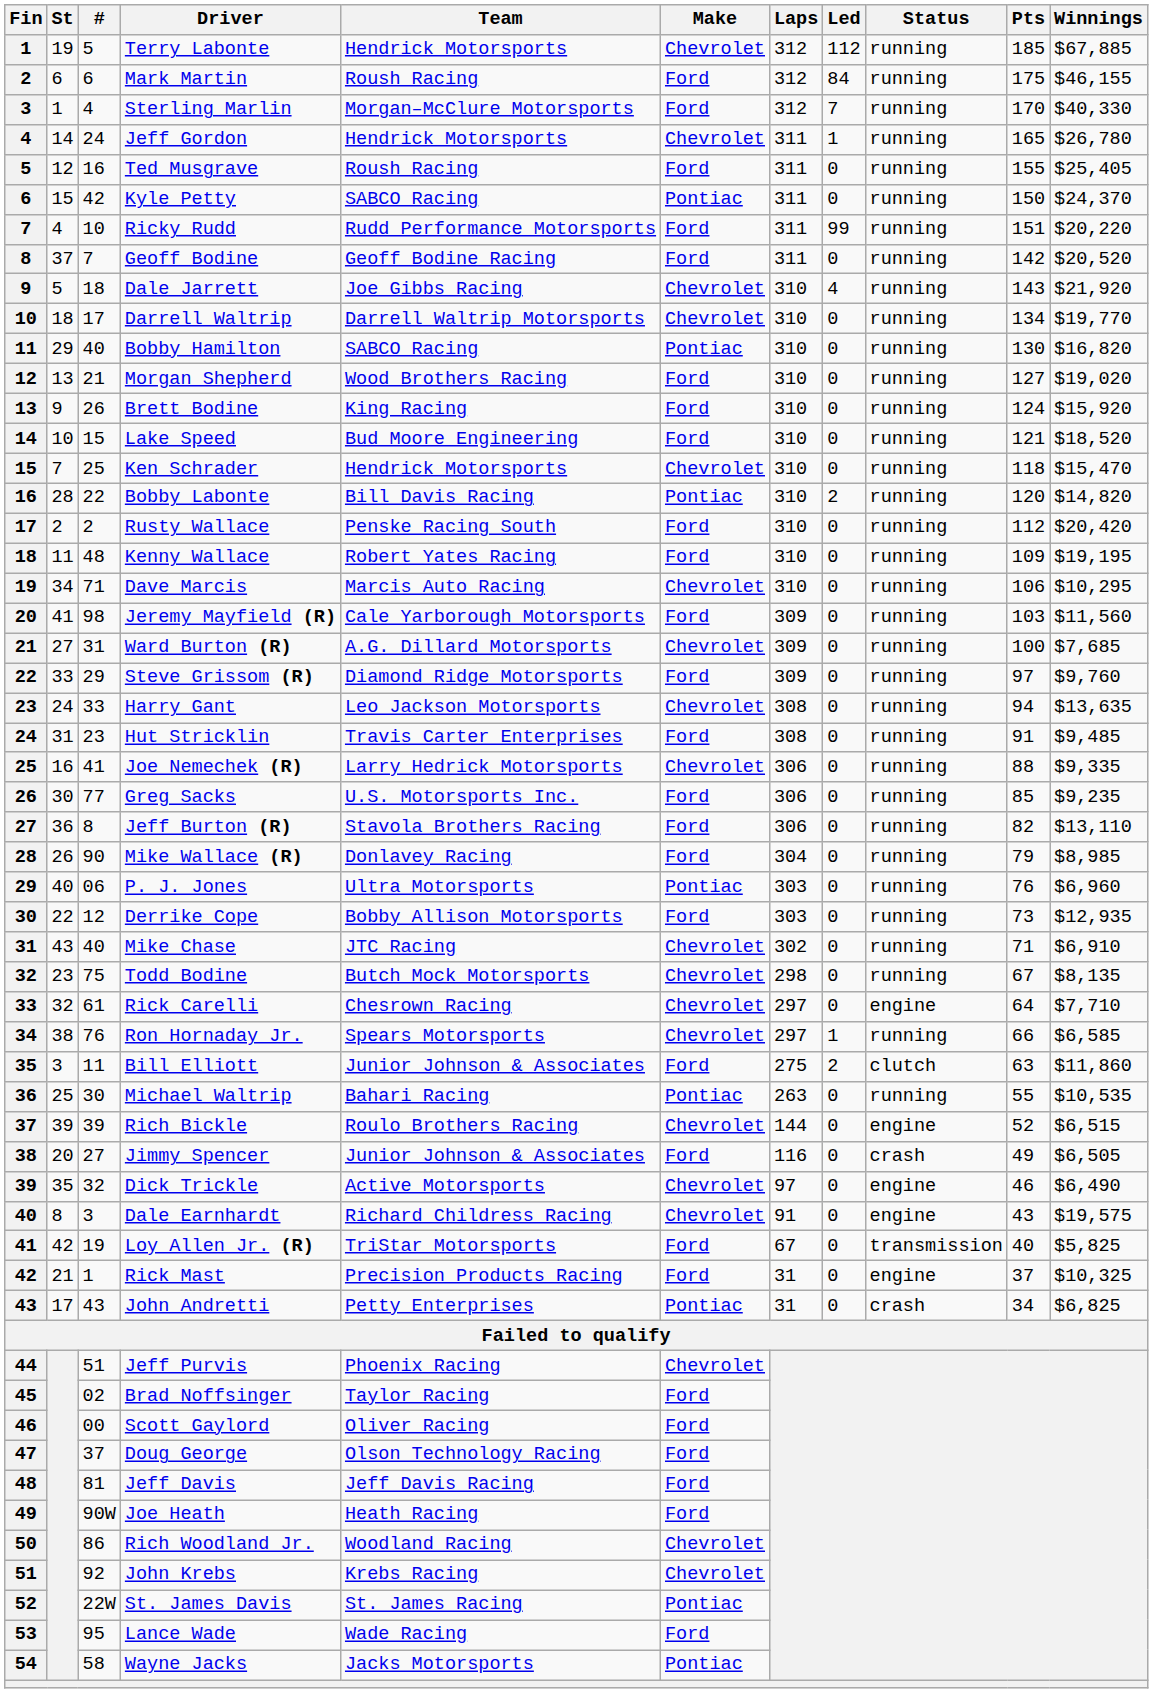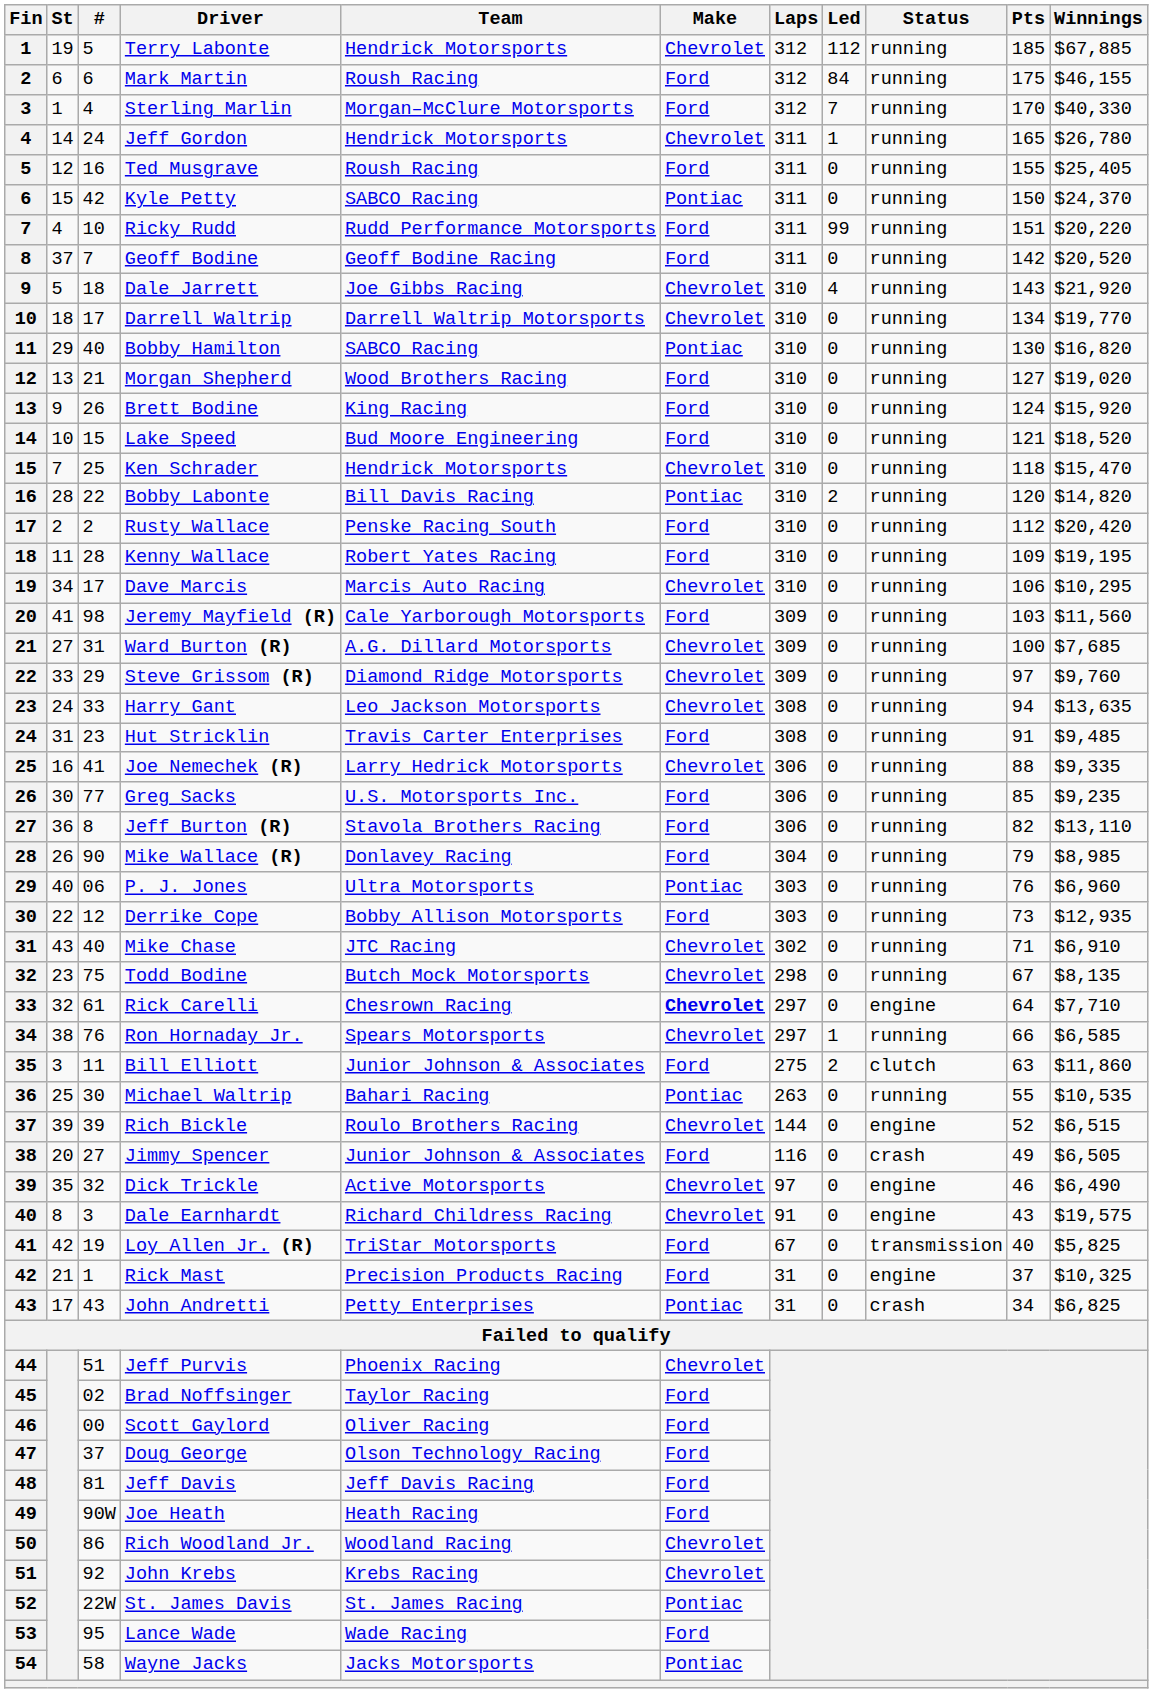(94, 558) 48 -> (94, 558) 28
(94, 588) 71 -> (94, 588) 17
(687, 678) Ford -> (715, 678) Chevrolet
(715, 1007) normal -> (715, 1007) bold
